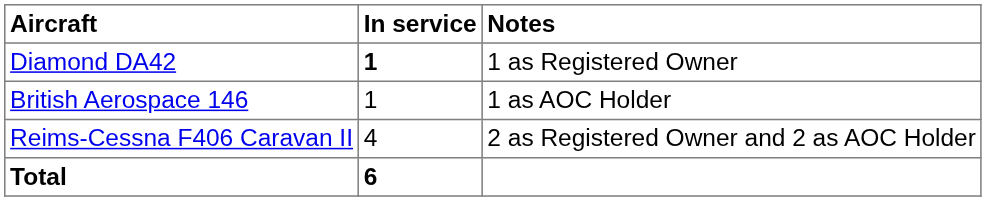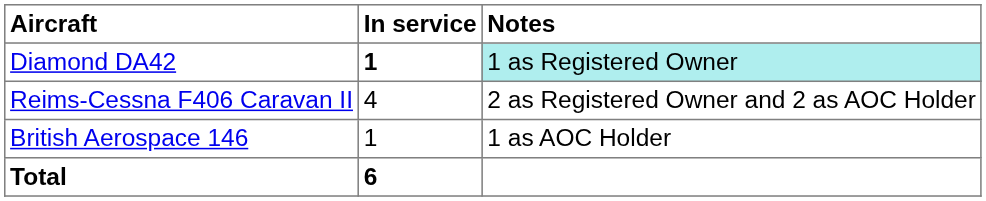(613, 61) no background -> (613, 61) paleturquoise background
rows swapped: (182, 138) <-> (129, 100)
